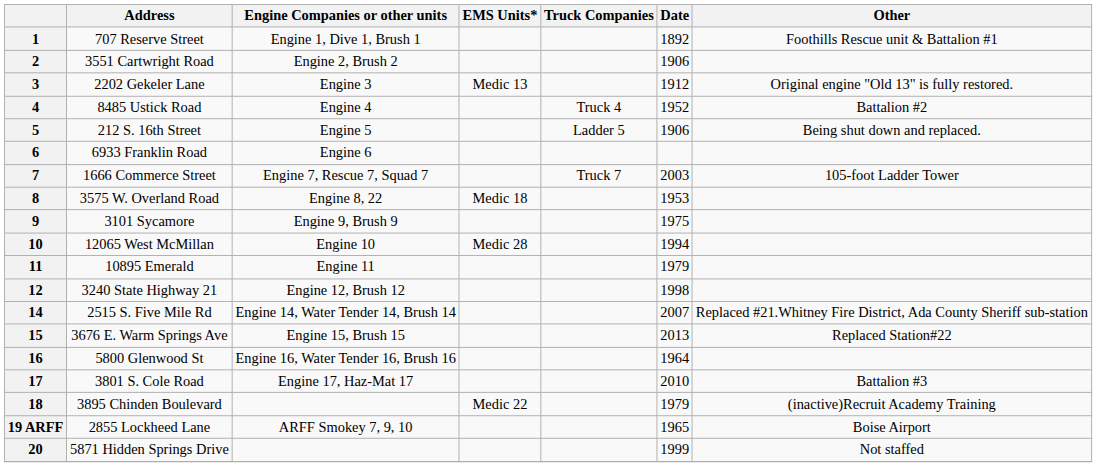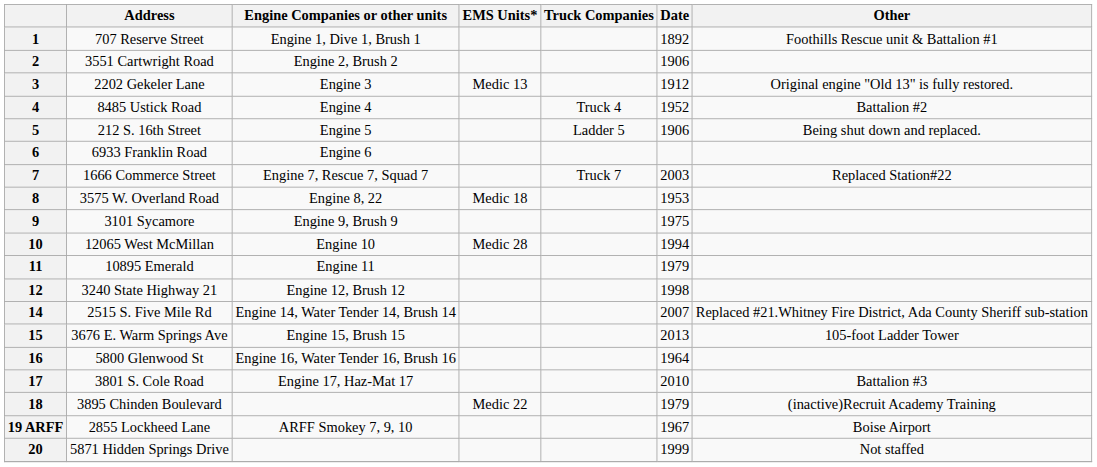(892, 175) 105-foot Ladder Tower -> (892, 175) Replaced Station#22
(892, 335) Replaced Station#22 -> (892, 335) 105-foot Ladder Tower
(675, 426) 1965 -> (675, 426) 1967
